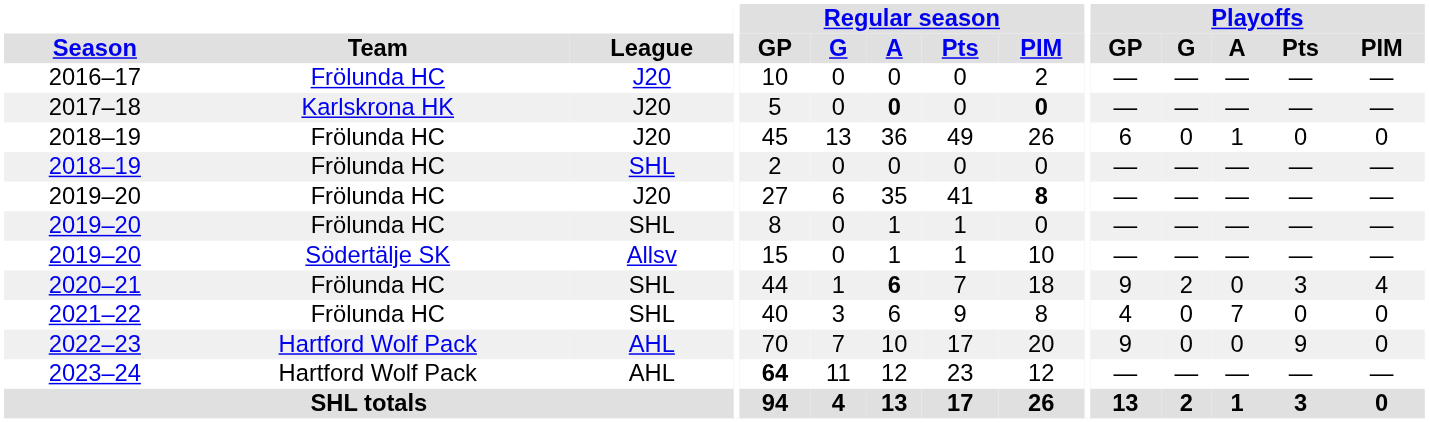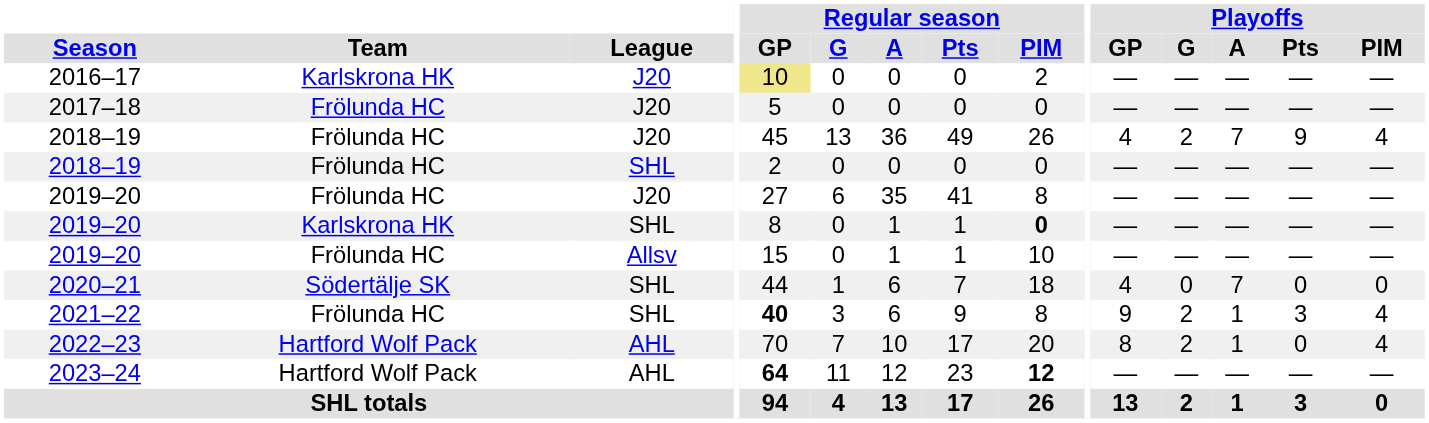(378, 77) Frölunda HC -> (378, 77) Karlskrona HK
(775, 77) no background -> (775, 77) khaki background
(378, 107) Karlskrona HK -> (378, 107) Frölunda HC
(894, 107) bold -> (894, 107) normal
(1041, 107) bold -> (1041, 107) normal
(1125, 136) 6 -> (1125, 136) 4
(1186, 136) 0 -> (1186, 136) 2
(1237, 136) 1 -> (1237, 136) 7
(1301, 136) 0 -> (1301, 136) 9
(1382, 136) 0 -> (1382, 136) 4
(1041, 196) bold -> (1041, 196) normal
(378, 225) Frölunda HC -> (378, 225) Karlskrona HK
(1041, 225) normal -> (1041, 225) bold
(378, 255) Södertälje SK -> (378, 255) Frölunda HC
(378, 284) Frölunda HC -> (378, 284) Södertälje SK
(894, 284) bold -> (894, 284) normal
(1125, 284) 9 -> (1125, 284) 4
(1186, 284) 2 -> (1186, 284) 0
(1237, 284) 0 -> (1237, 284) 7
(1301, 284) 3 -> (1301, 284) 0
(1382, 284) 4 -> (1382, 284) 0
(775, 314) normal -> (775, 314) bold
(1125, 314) 4 -> (1125, 314) 9
(1186, 314) 0 -> (1186, 314) 2
(1237, 314) 7 -> (1237, 314) 1
(1301, 314) 0 -> (1301, 314) 3
(1382, 314) 0 -> (1382, 314) 4
(1125, 344) 9 -> (1125, 344) 8
(1186, 344) 0 -> (1186, 344) 2
(1237, 344) 0 -> (1237, 344) 1
(1301, 344) 9 -> (1301, 344) 0
(1382, 344) 0 -> (1382, 344) 4
(1041, 373) normal -> (1041, 373) bold
